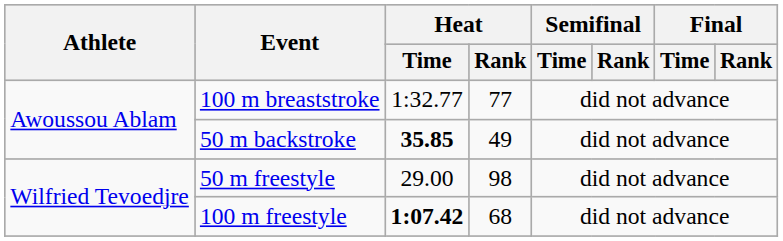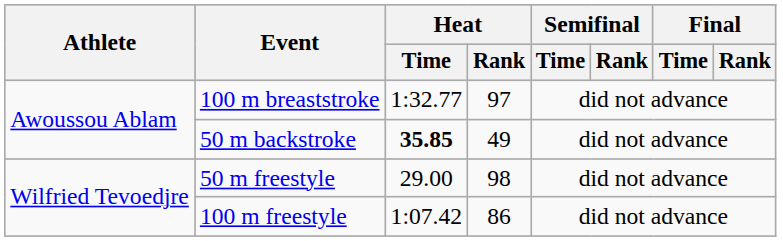(500, 100) 77 -> (499, 100) 97
(427, 217) bold -> (426, 217) normal
(500, 217) 68 -> (499, 217) 86
